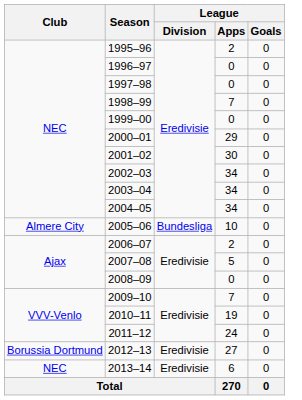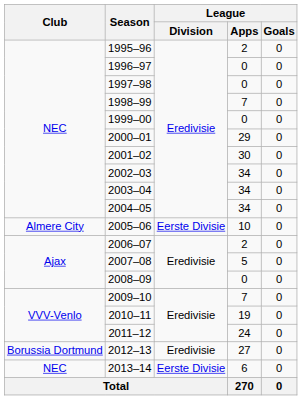(184, 226) Bundesliga -> (191, 226) Eerste Divisie
(184, 368) Eredivisie -> (191, 368) Eerste Divisie
